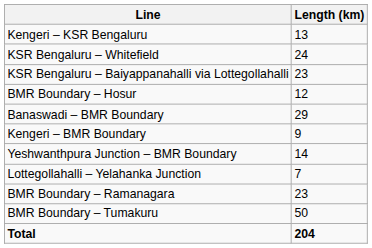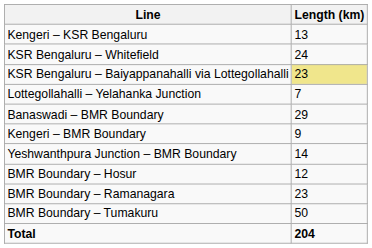(301, 74) no background -> (301, 74) khaki background
rows swapped: (104, 174) <-> (72, 94)
